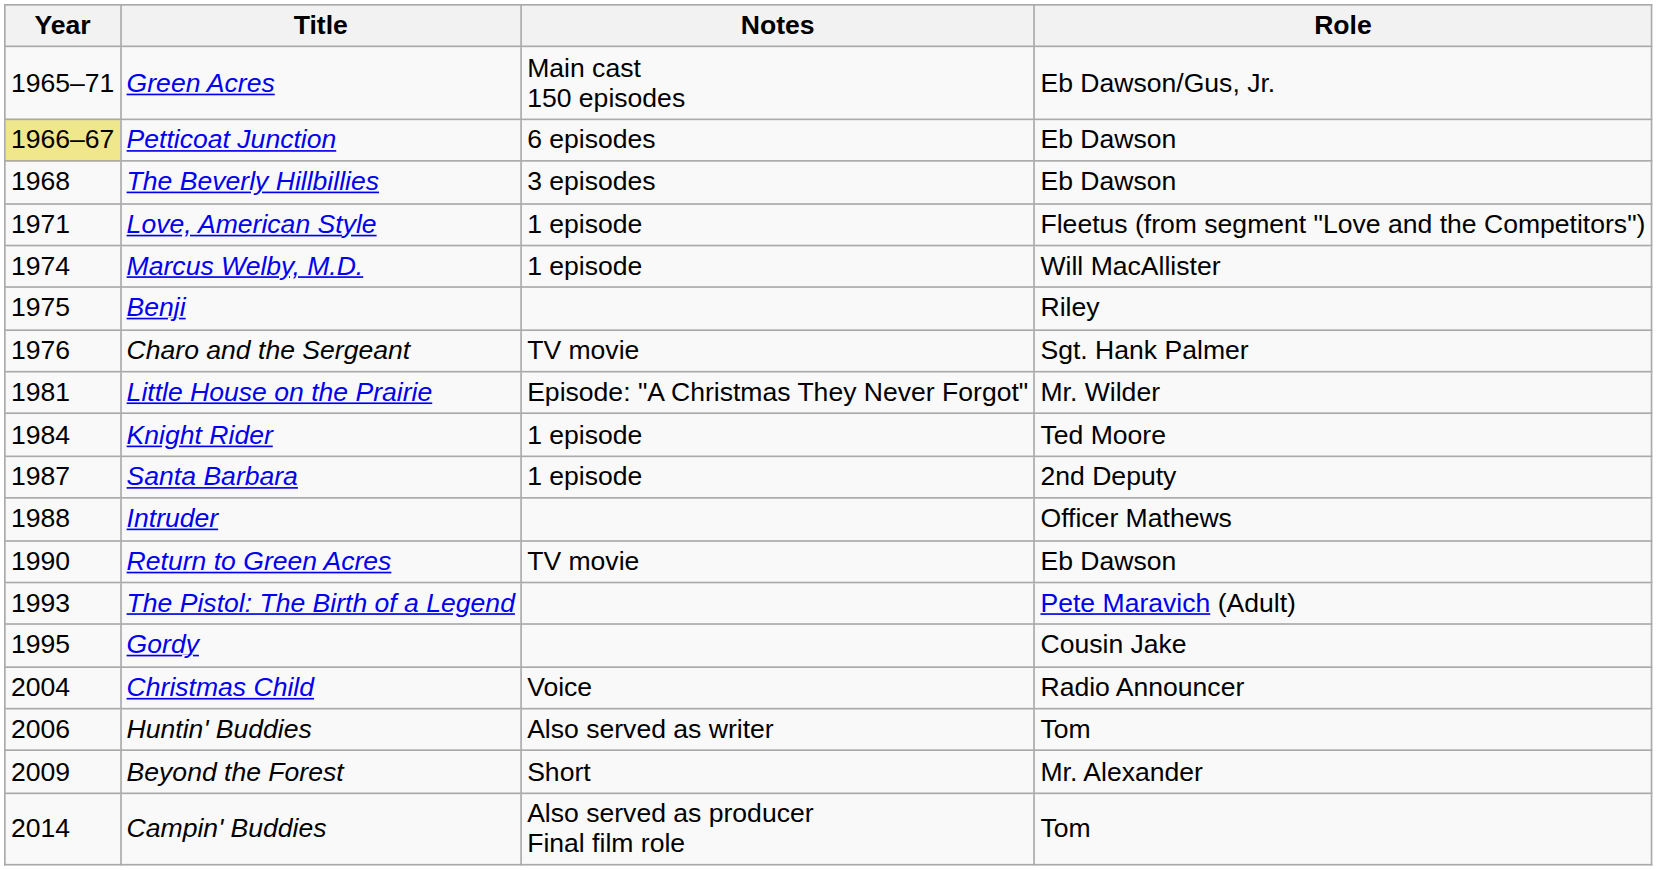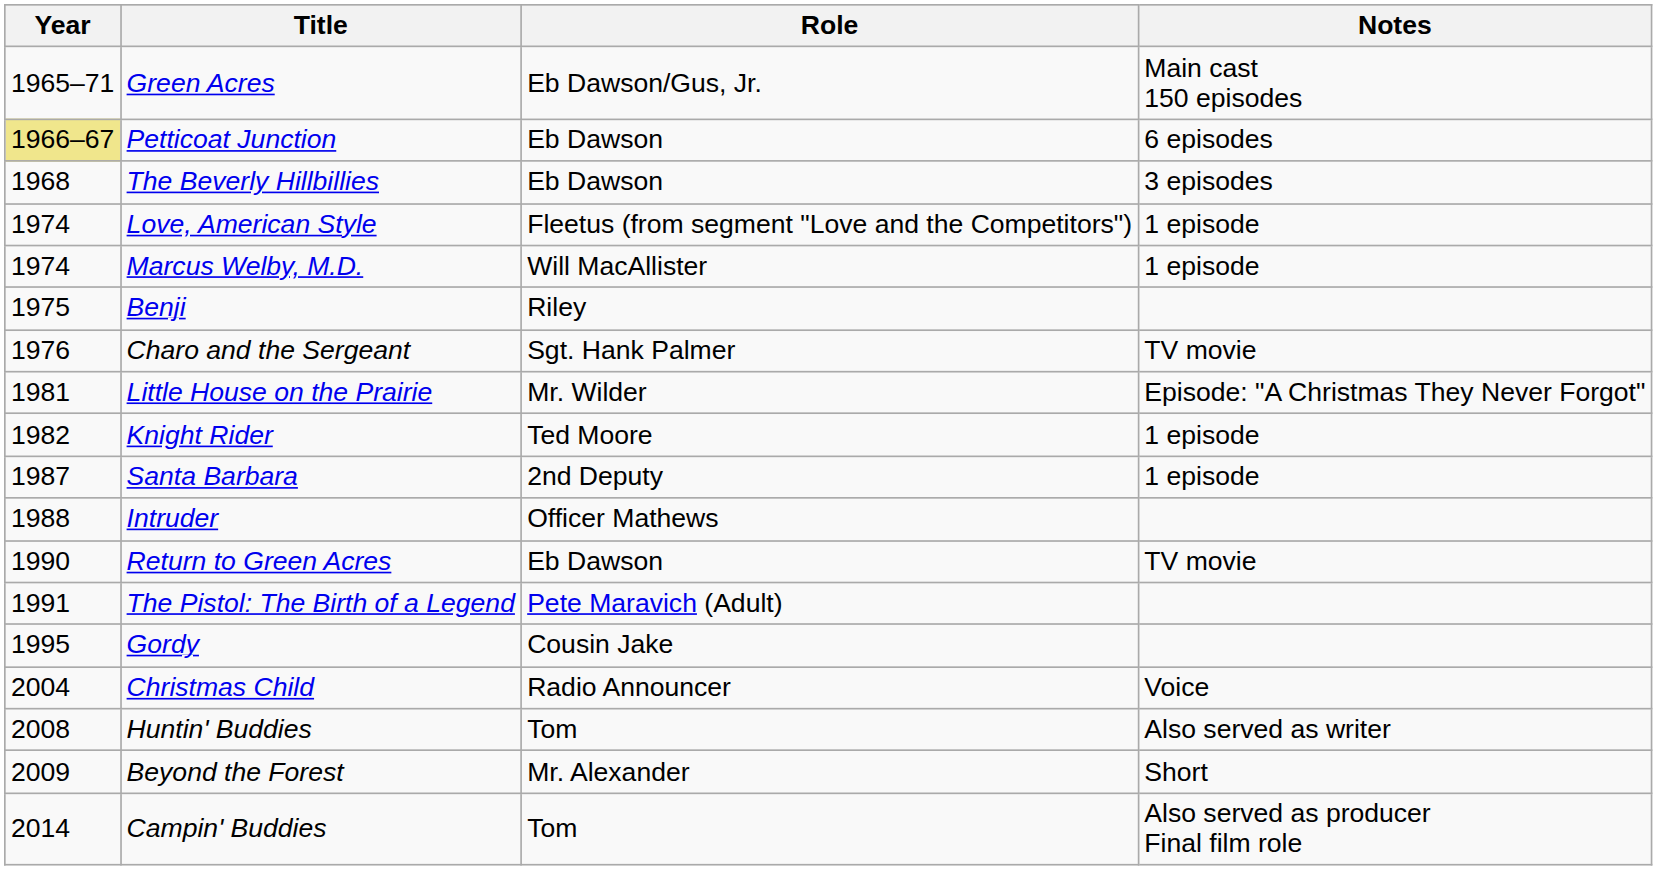columns swapped: (1343, 25) <-> (778, 25)
(40, 223) 1971 -> (40, 223) 1974
(40, 434) 1984 -> (40, 434) 1982
(40, 603) 1993 -> (40, 603) 1991
(40, 729) 2006 -> (40, 729) 2008
